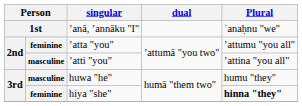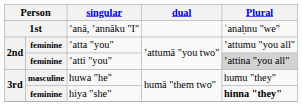(46, 61) masculine -> (46, 61) feminine
(257, 61) no background -> (257, 61) lightgrey background
